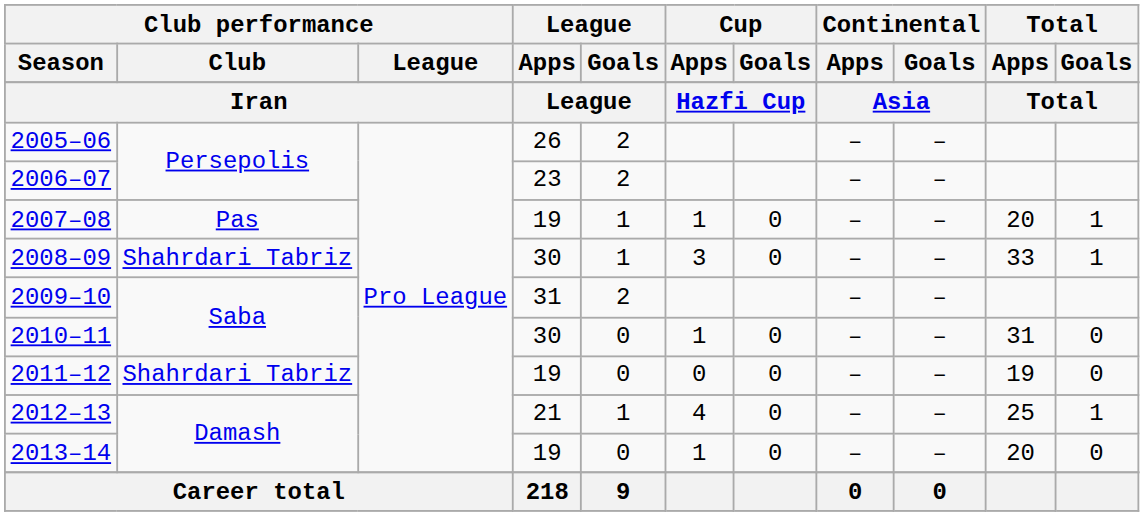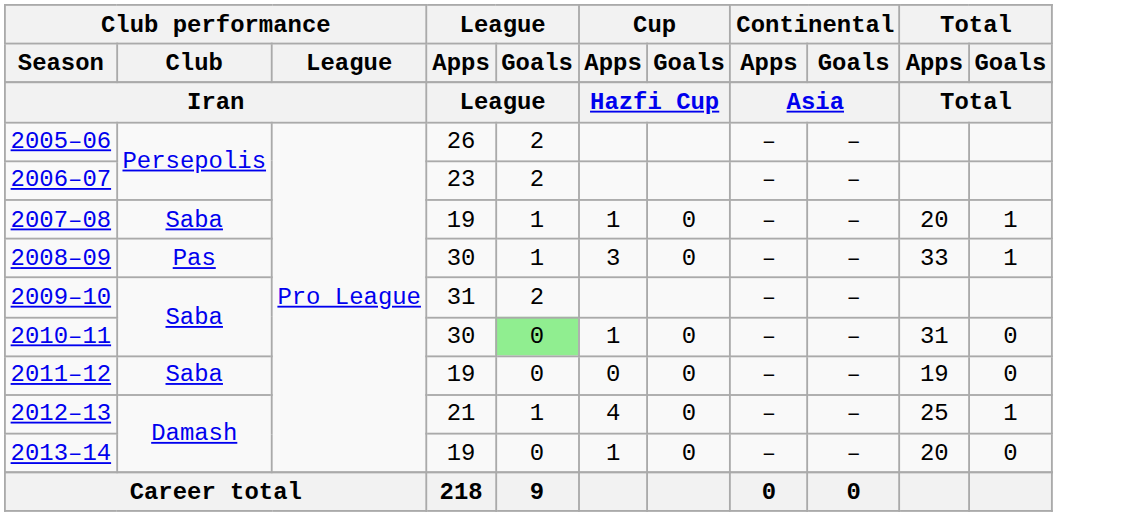(237, 219) Pas -> (194, 219) Saba
(237, 258) Shahrdari Tabriz -> (194, 258) Pas
(623, 336) no background -> (537, 336) lightgreen background
(237, 375) Shahrdari Tabriz -> (194, 375) Saba
